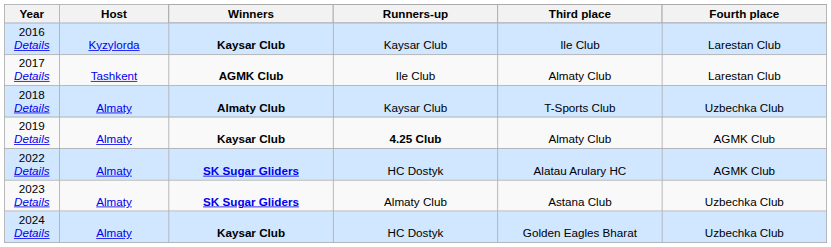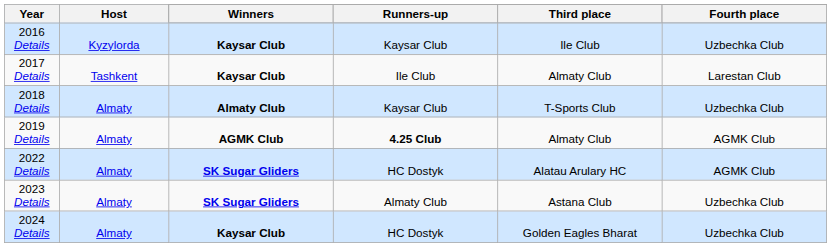(744, 45) Larestan Club -> (744, 45) Uzbechka Club
(251, 77) AGMK Club -> (251, 77) Kaysar Club
(251, 140) Kaysar Club -> (251, 140) AGMK Club
